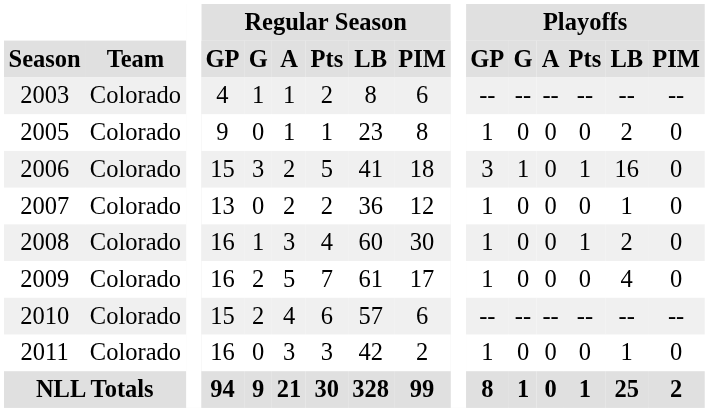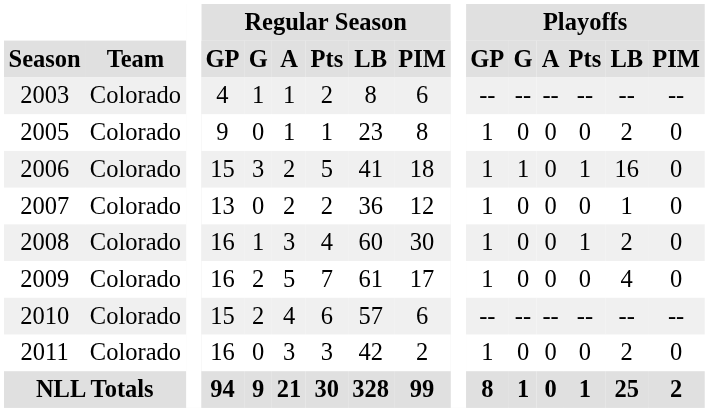(487, 168) 3 -> (487, 168) 1
(627, 352) 1 -> (627, 352) 2
